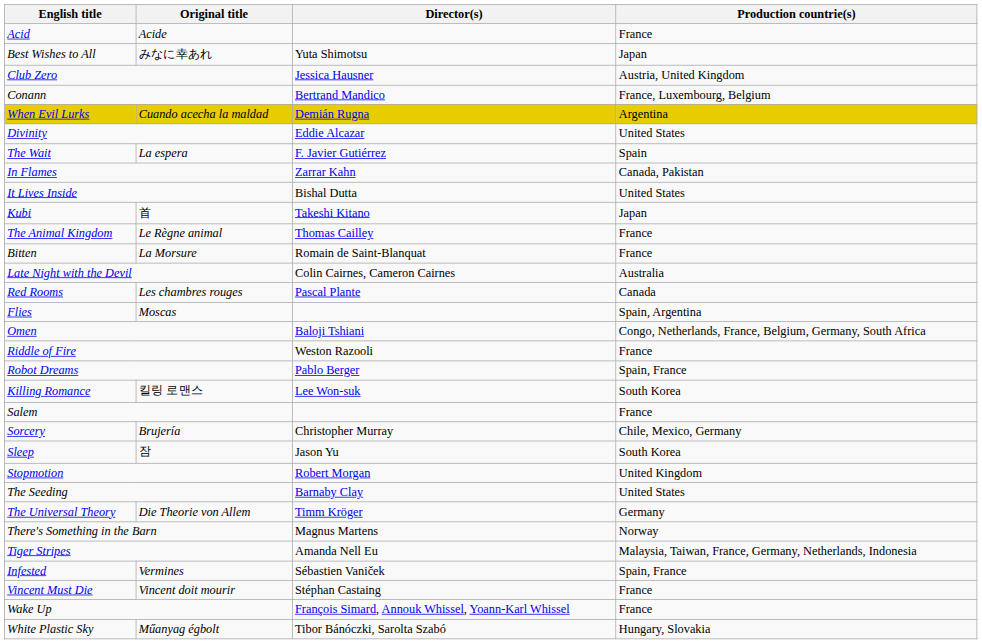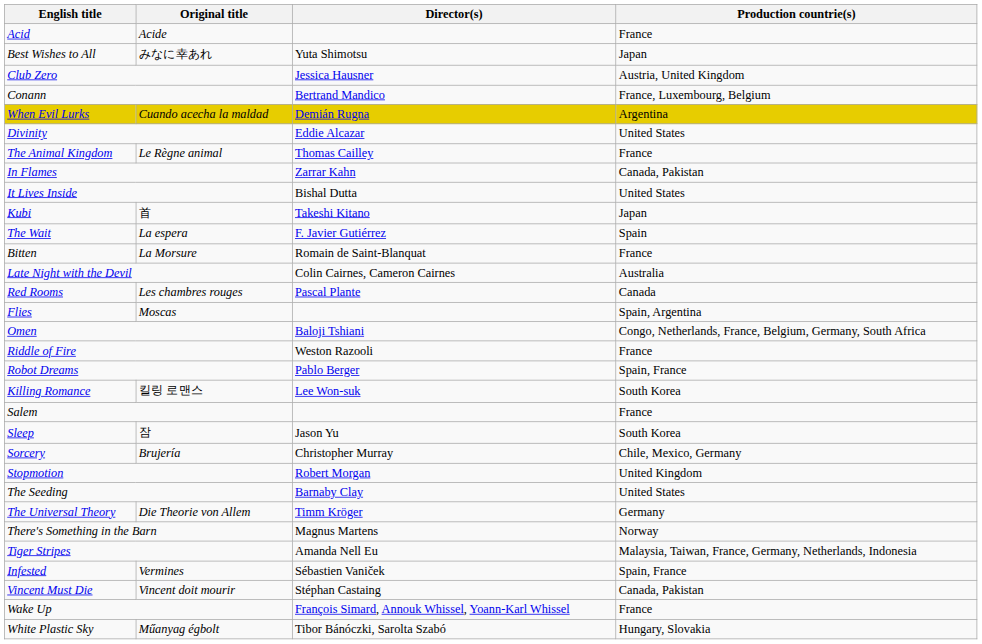rows swapped: (60, 233) <-> (29, 153)
rows swapped: (21, 452) <-> (26, 431)
(636, 590) France -> (661, 590) Canada, Pakistan
